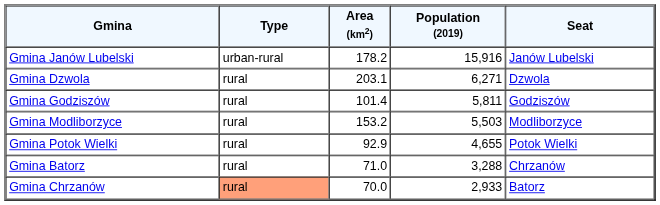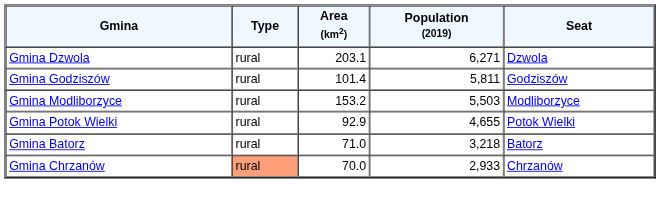- row: (71, 57)
(487, 166) 3,288 -> (485, 144) 3,218
(537, 166) Chrzanów -> (525, 144) Batorz
(527, 187) Batorz -> (535, 166) Chrzanów
